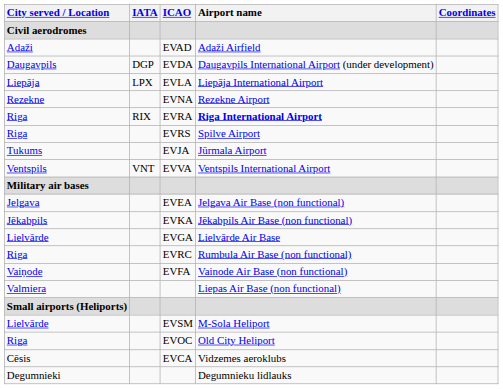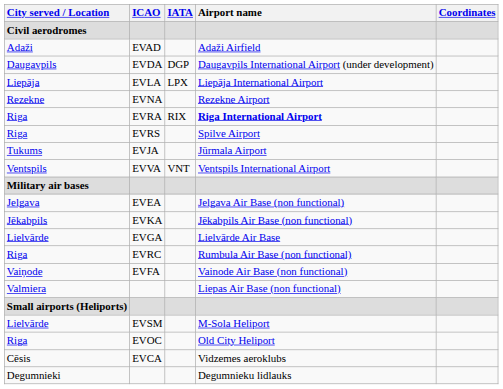columns swapped: (177, 13) <-> (145, 13)
